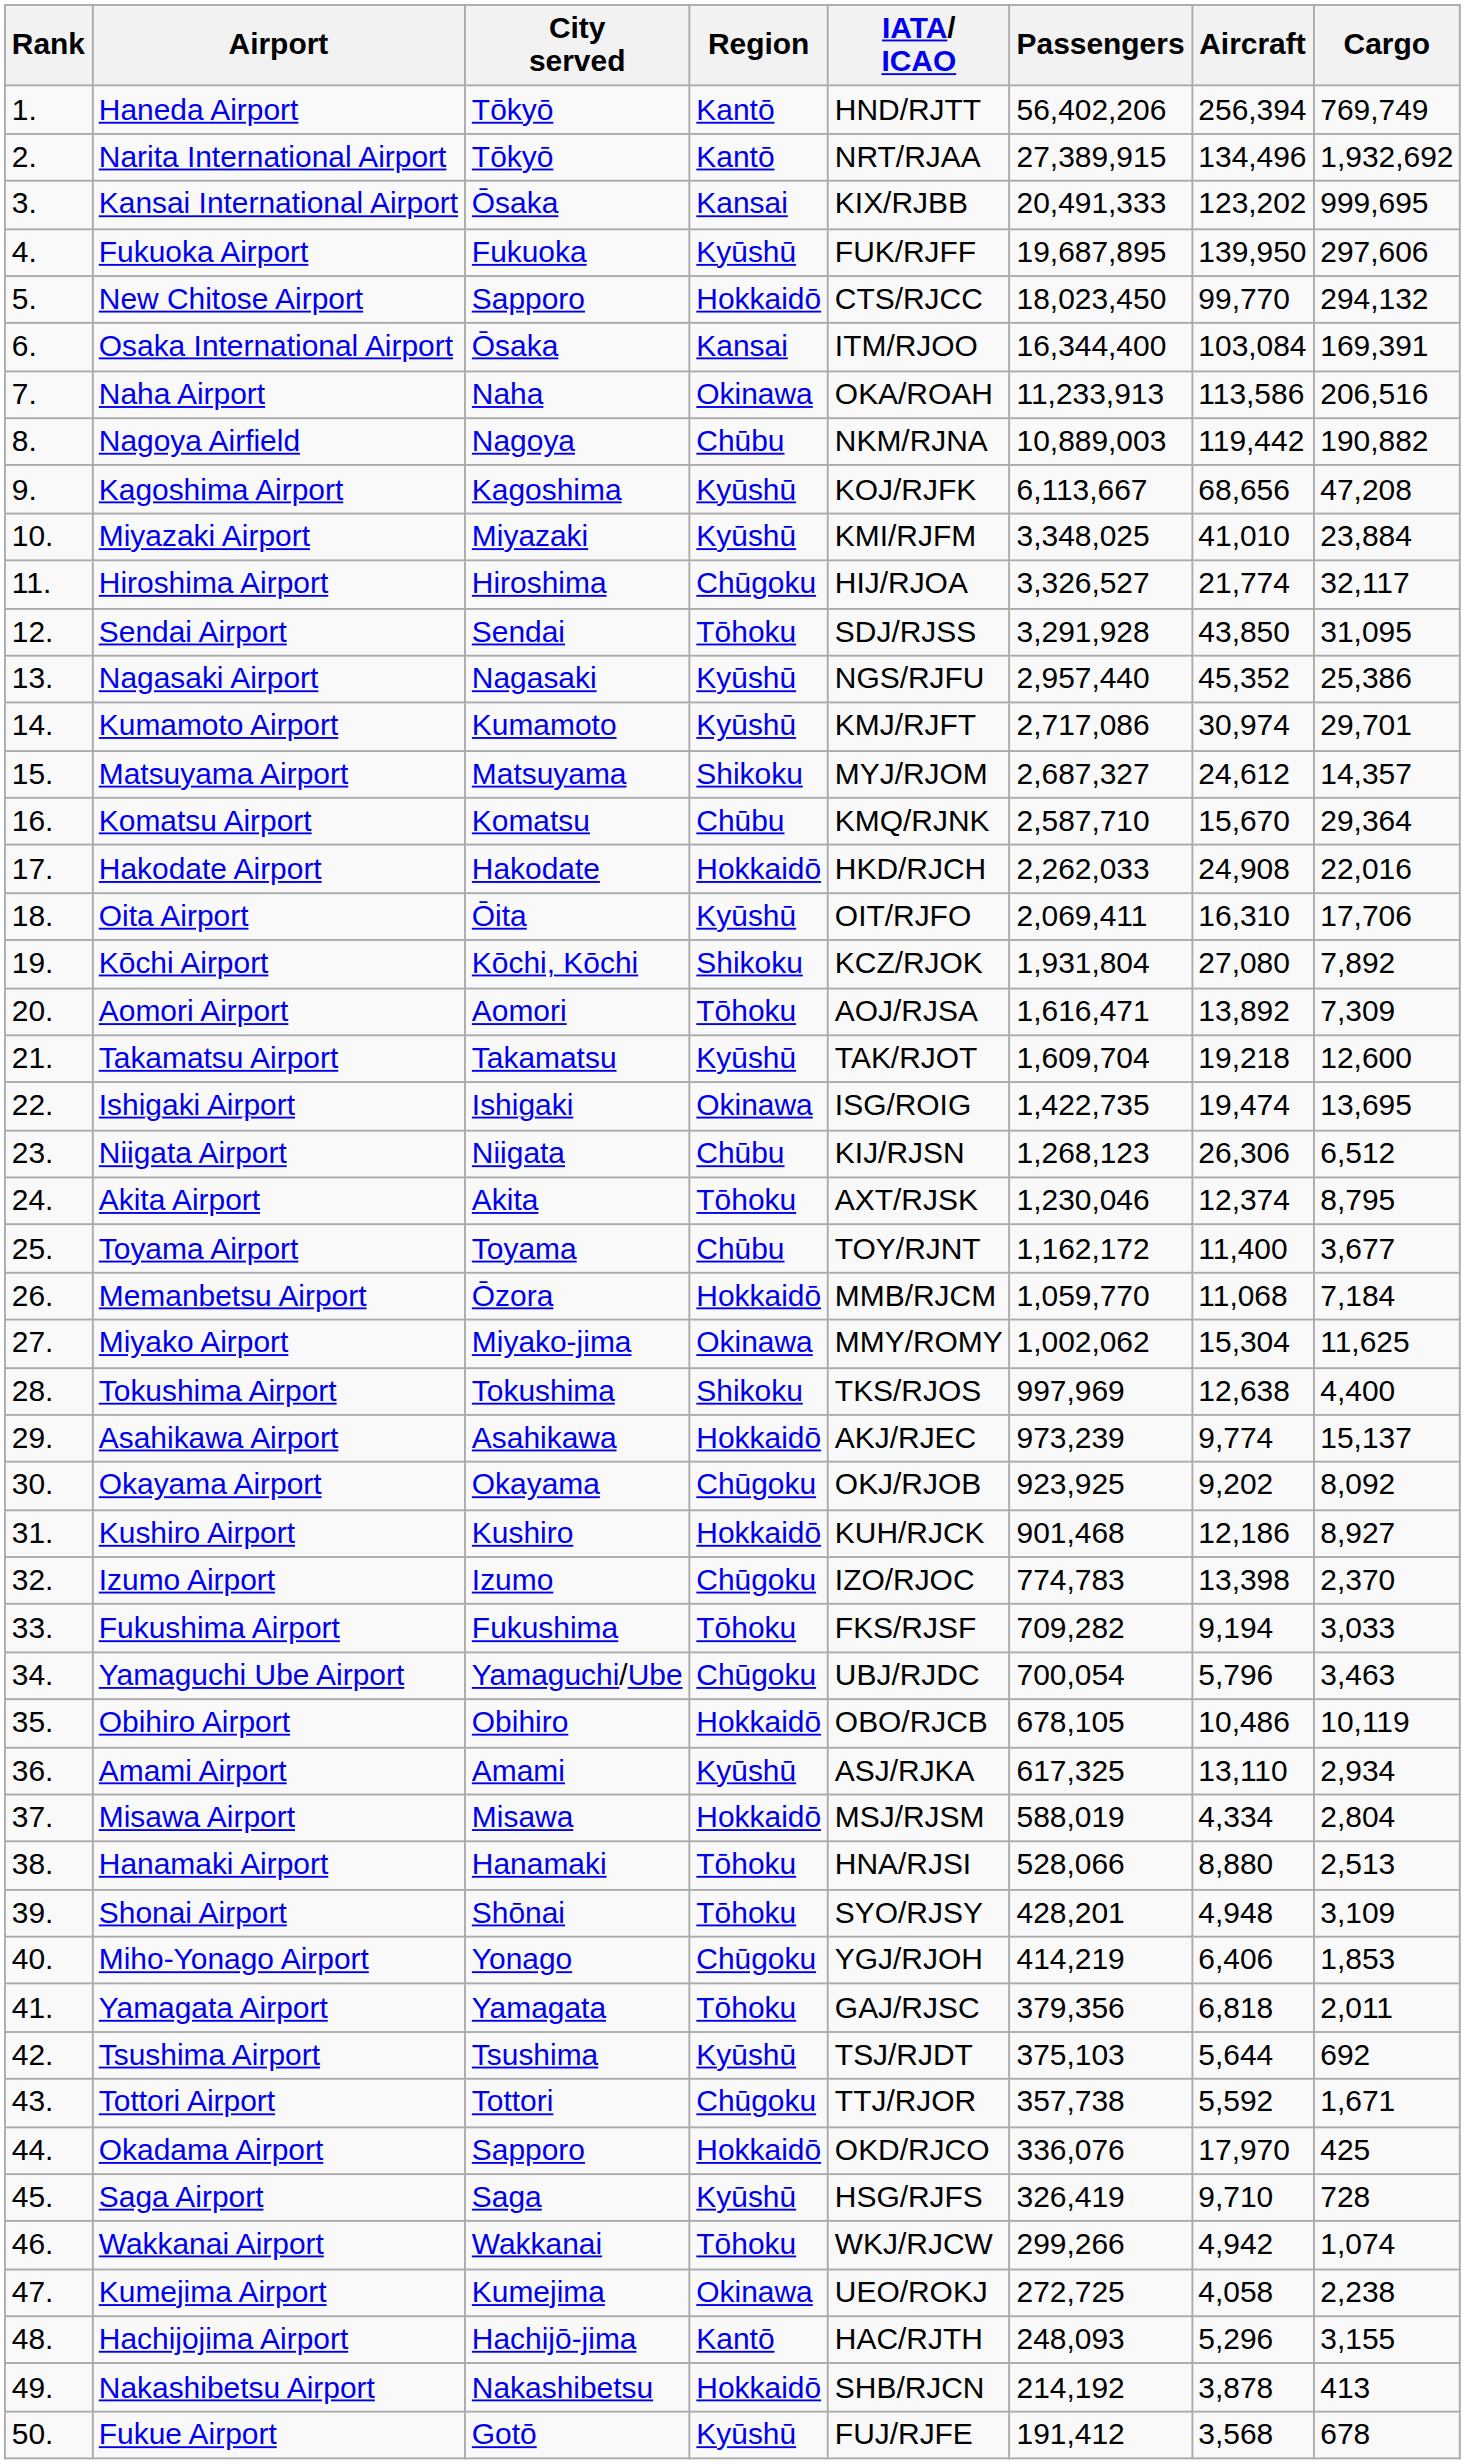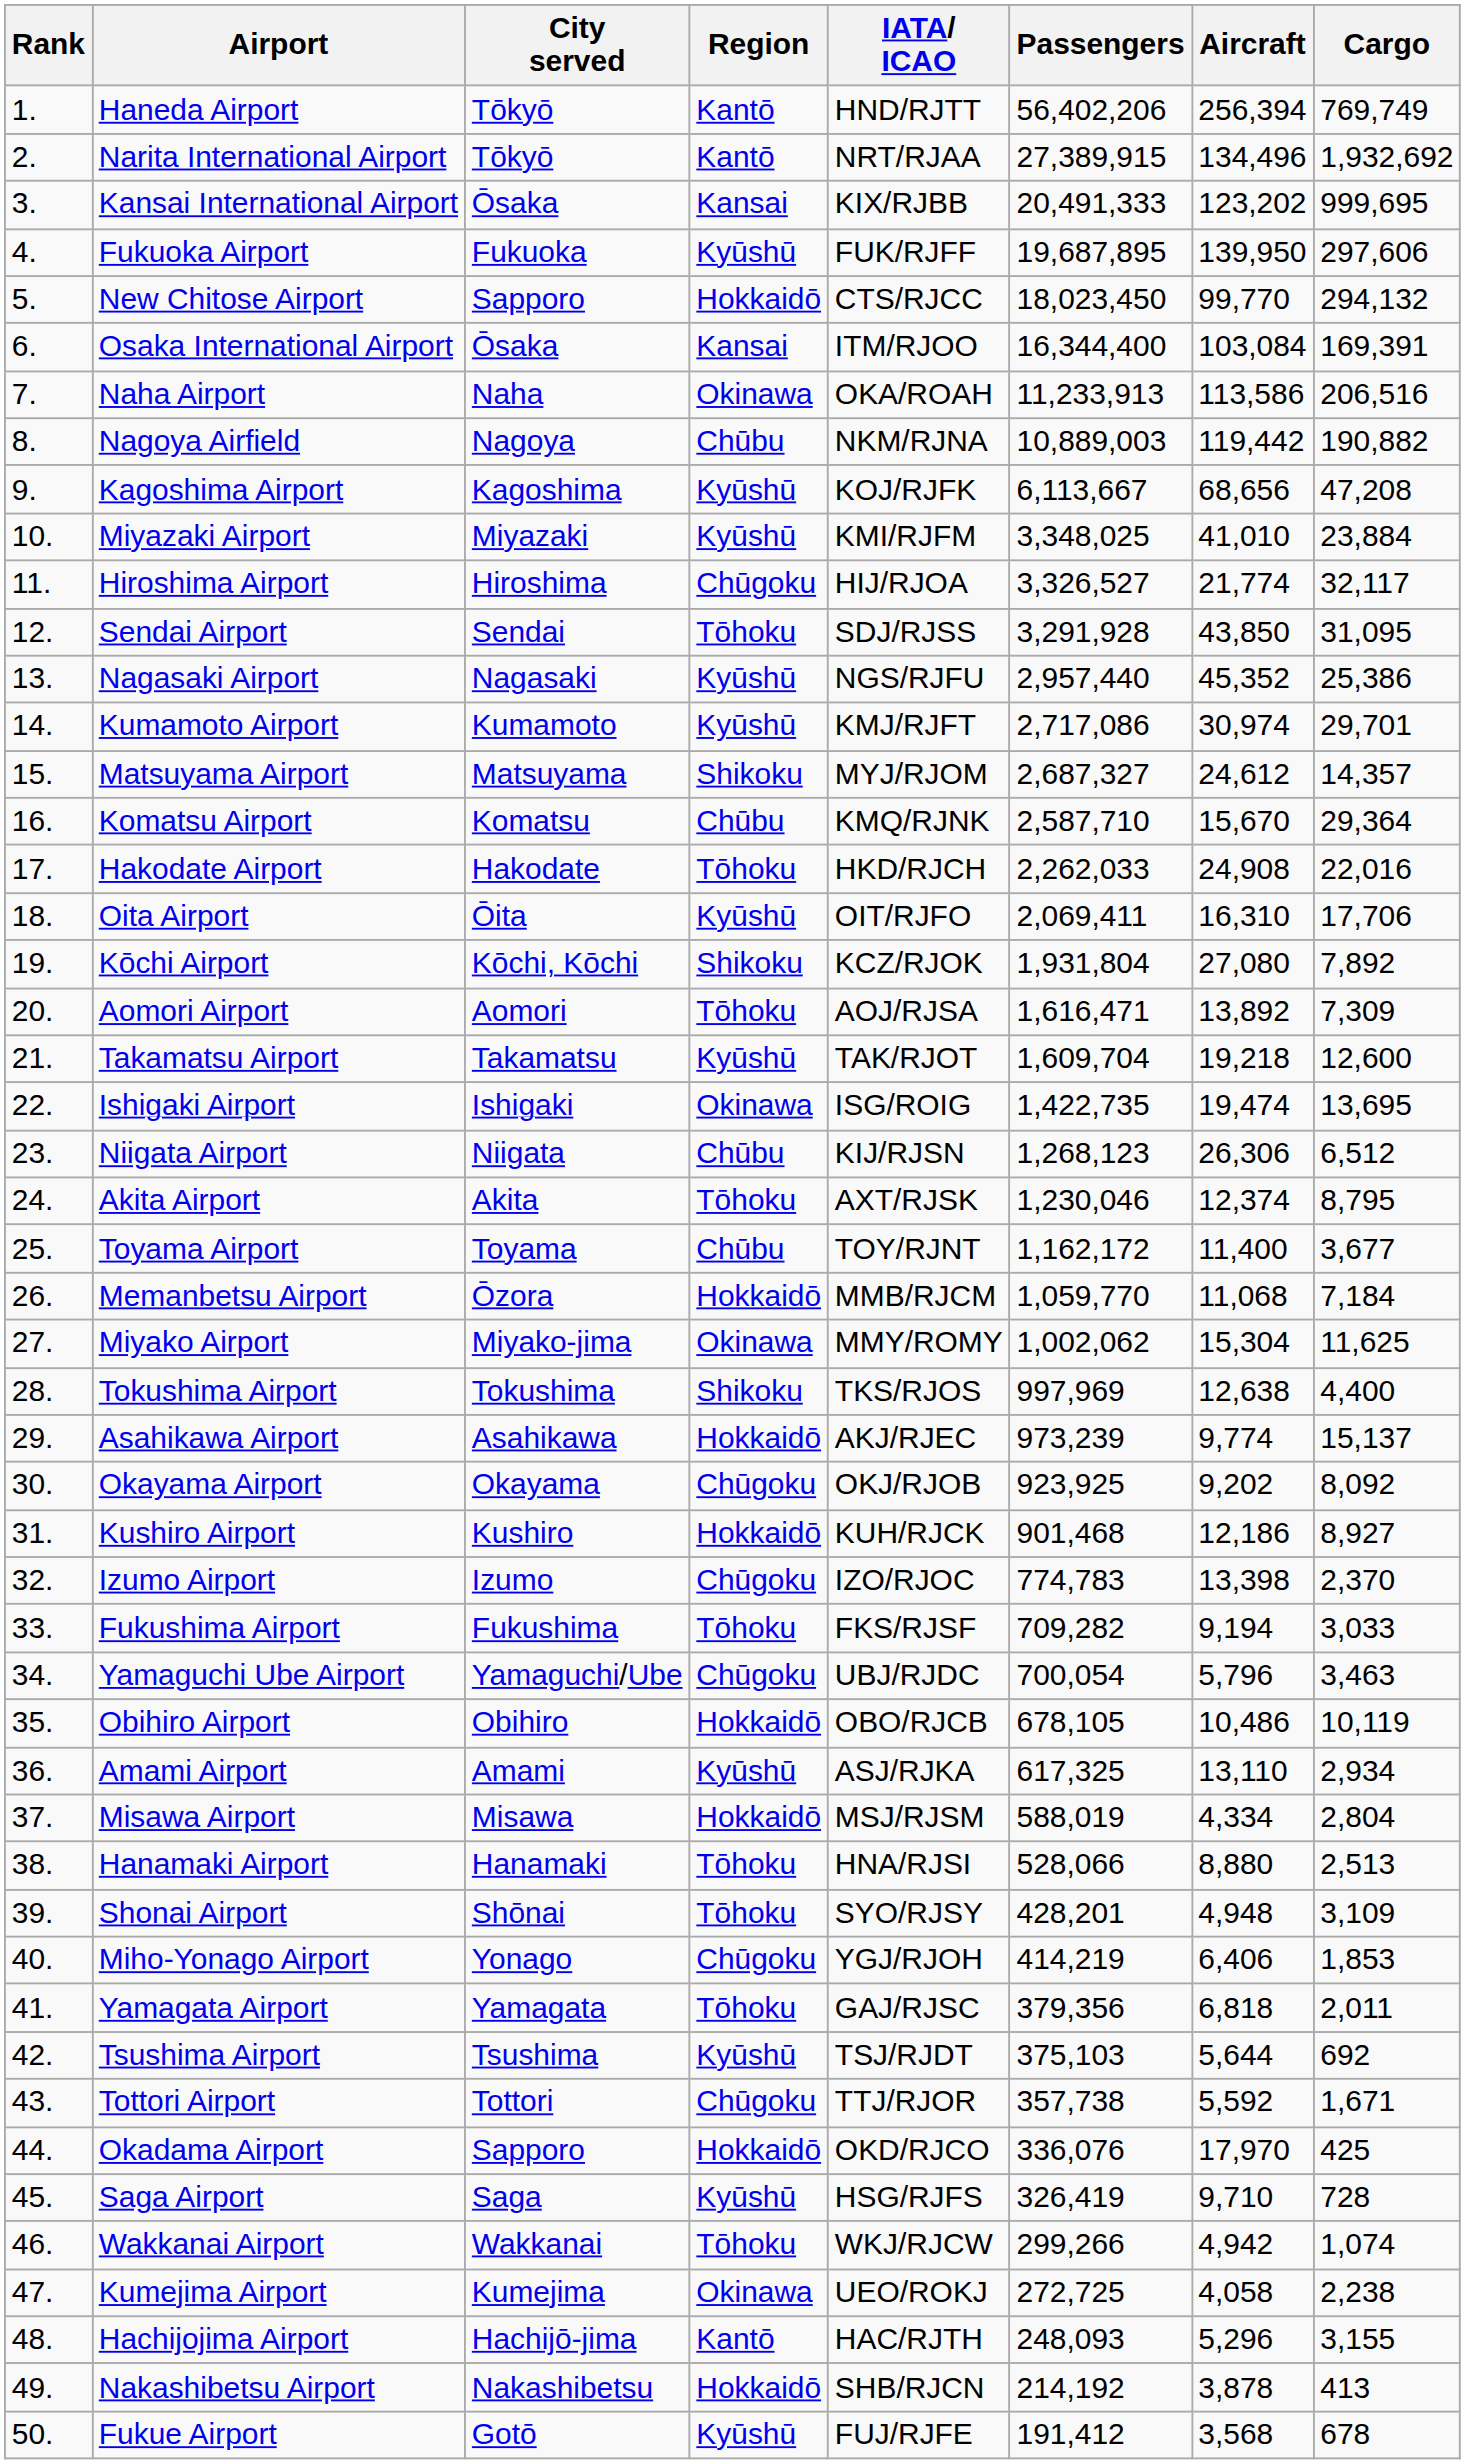(759, 868) Hokkaidō -> (746, 868) Tōhoku
